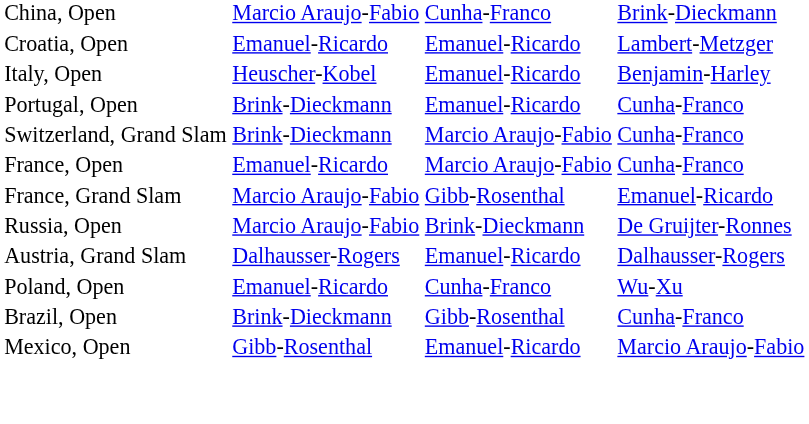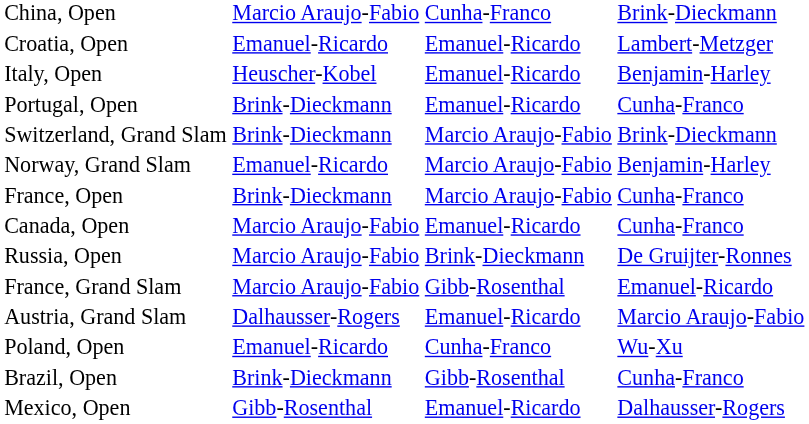(681, 134) Cunha-Franco -> (697, 134) Brink-Dieckmann
+ row: (98, 165)
(310, 165) Emanuel-Ricardo -> (312, 195) Brink-Dieckmann
+ row: (67, 225)
rows swapped: (63, 225) <-> (93, 195)
(701, 256) Dalhausser-Rogers -> (711, 316) Marcio Araujo-Fabio
(711, 347) Marcio Araujo-Fabio -> (701, 408) Dalhausser-Rogers
